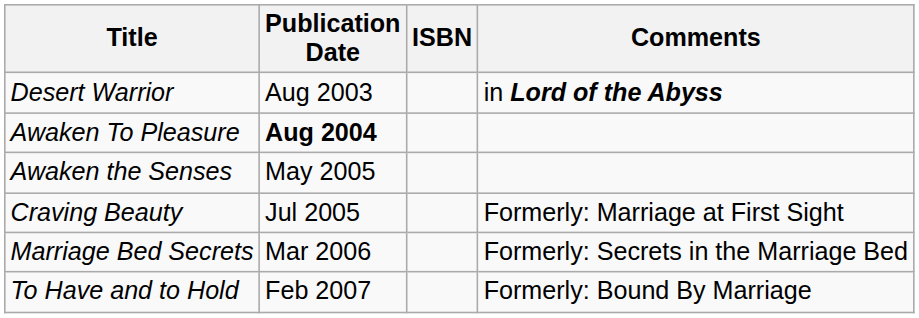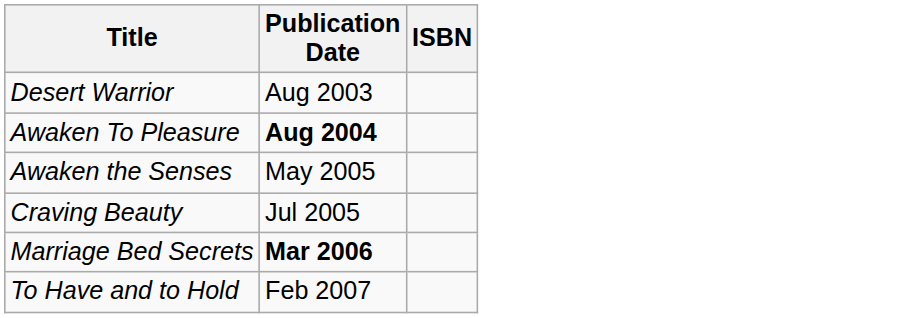- column: (696, 38)
(318, 251) normal -> (319, 251) bold
